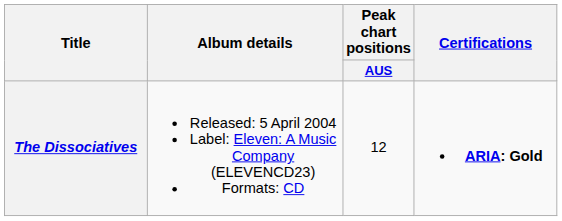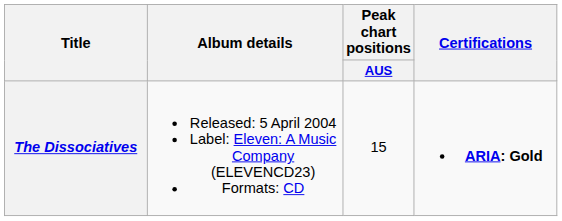(379, 148) 12 -> (379, 148) 15
